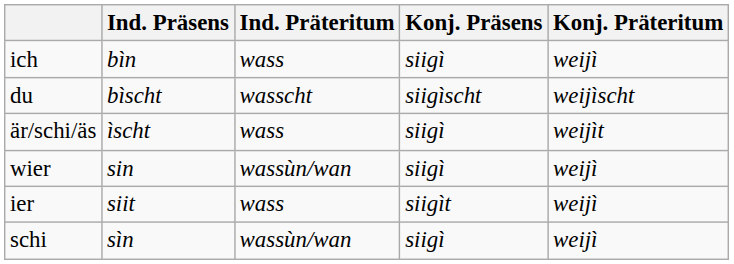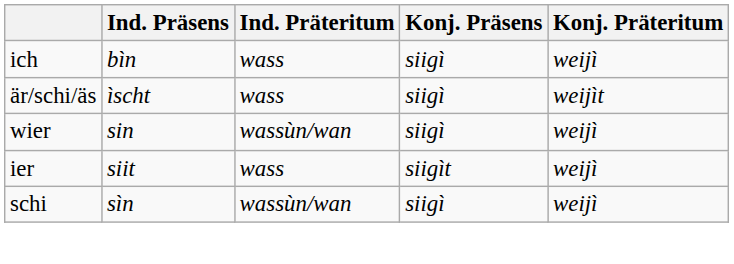- row: (21, 95)
